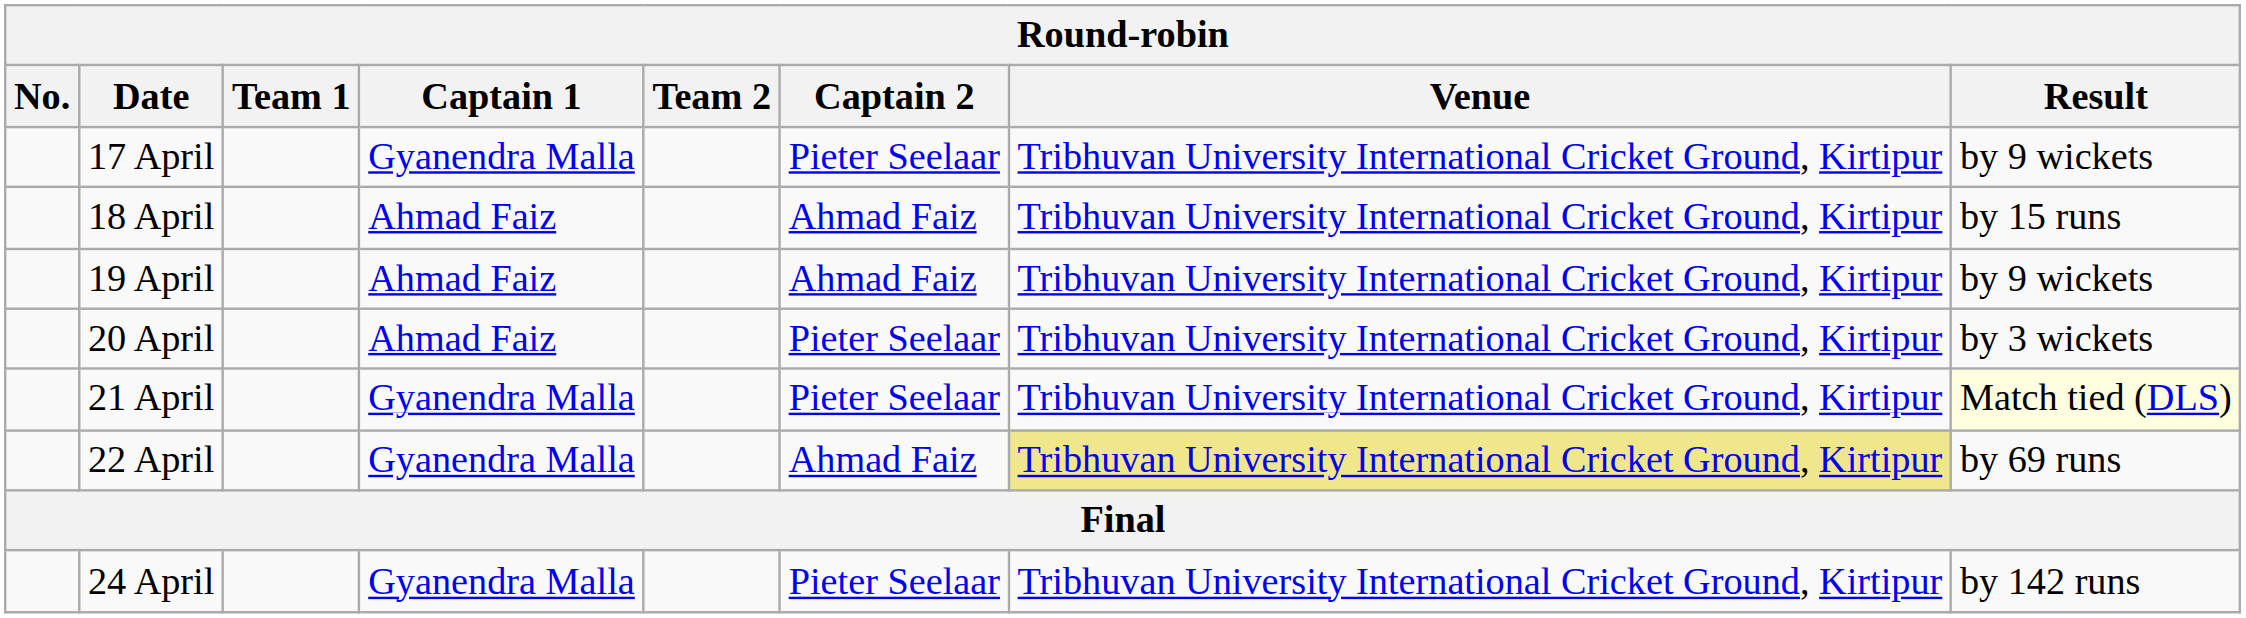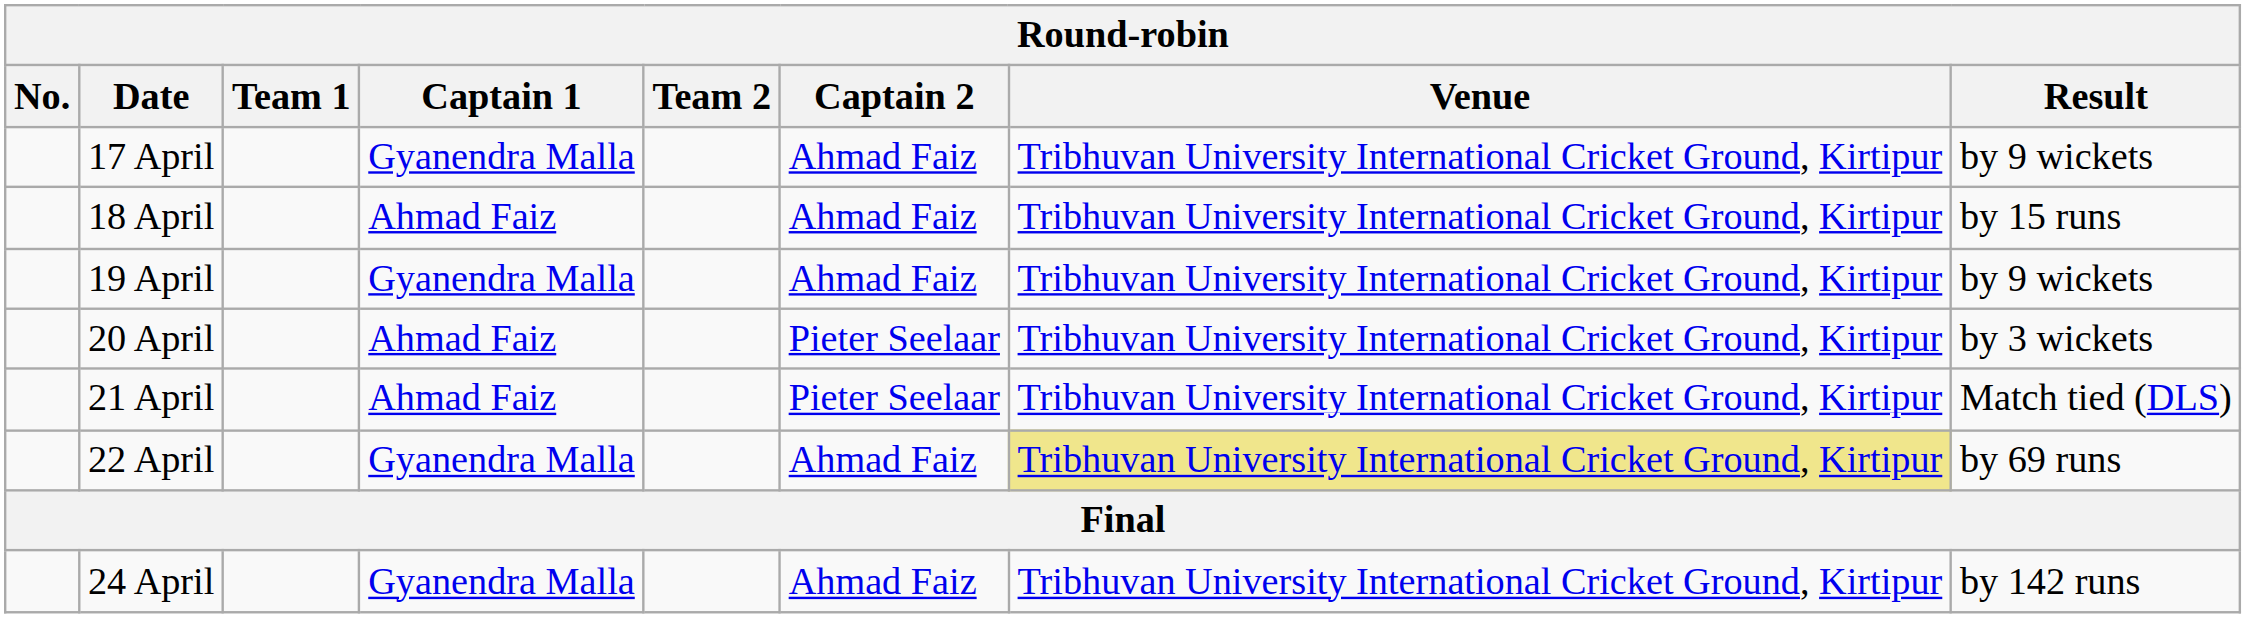(894, 156) Pieter Seelaar -> (883, 156) Ahmad Faiz
(462, 277) Ahmad Faiz -> (502, 277) Gyanendra Malla
(502, 398) Gyanendra Malla -> (462, 398) Ahmad Faiz
(2096, 398) lightyellow background -> (2096, 398) no background
(894, 580) Pieter Seelaar -> (883, 580) Ahmad Faiz
